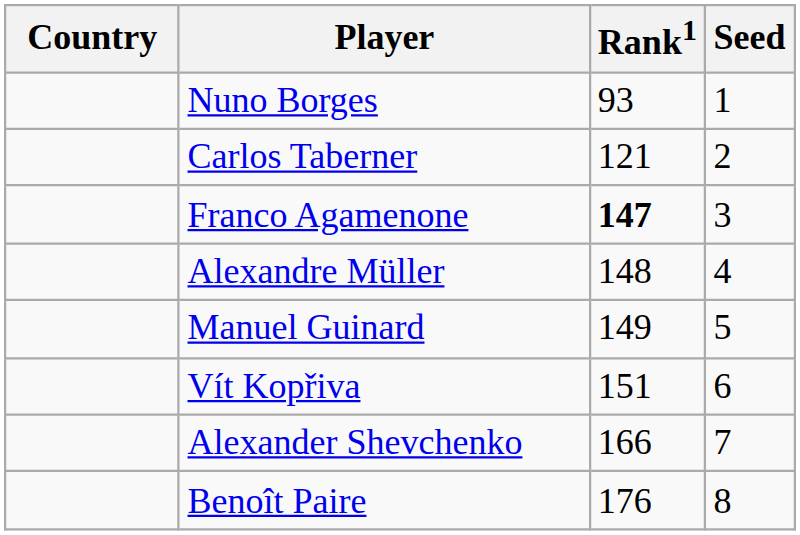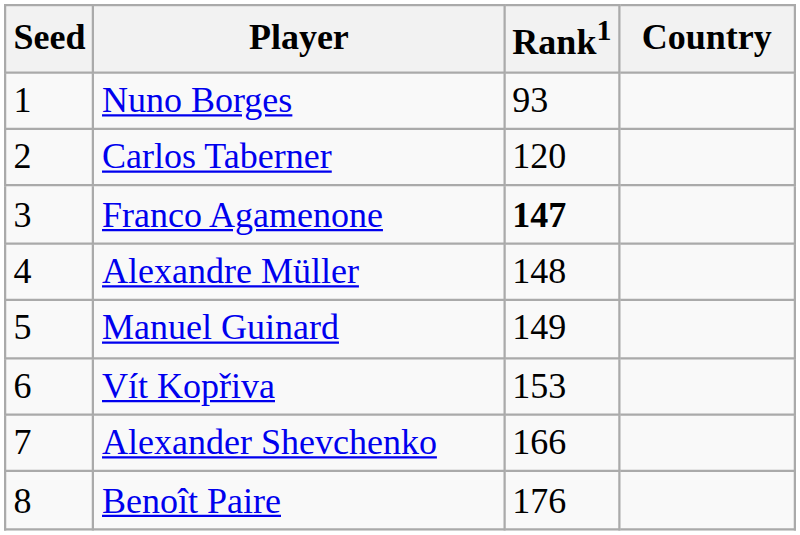columns swapped: (92, 37) <-> (750, 37)
(625, 156) 121 -> (539, 156) 120
(625, 385) 151 -> (539, 385) 153
